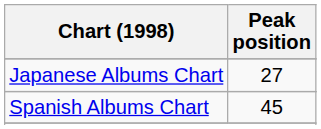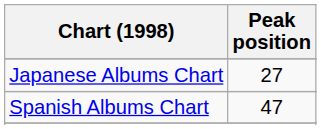(272, 107) 45 -> (272, 107) 47
